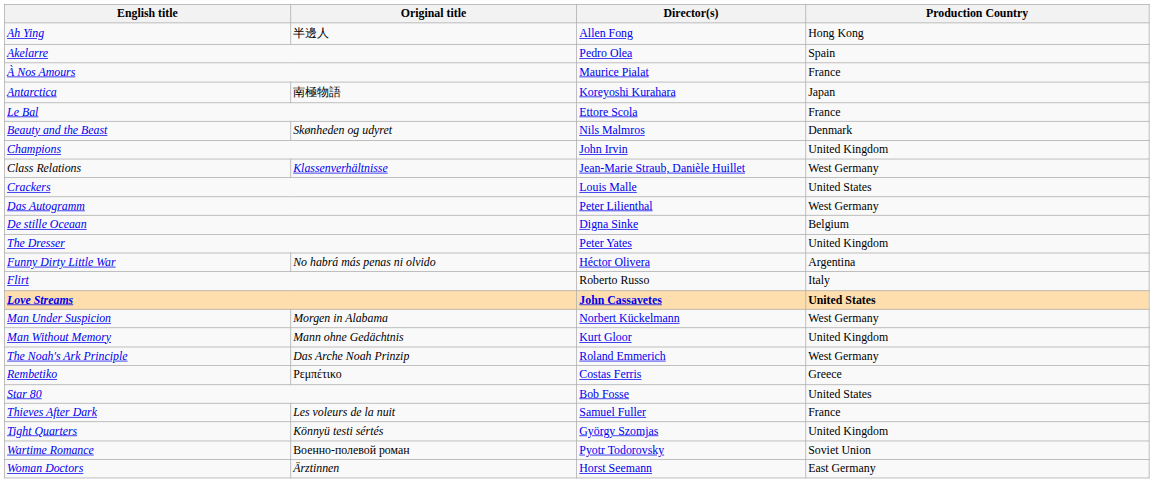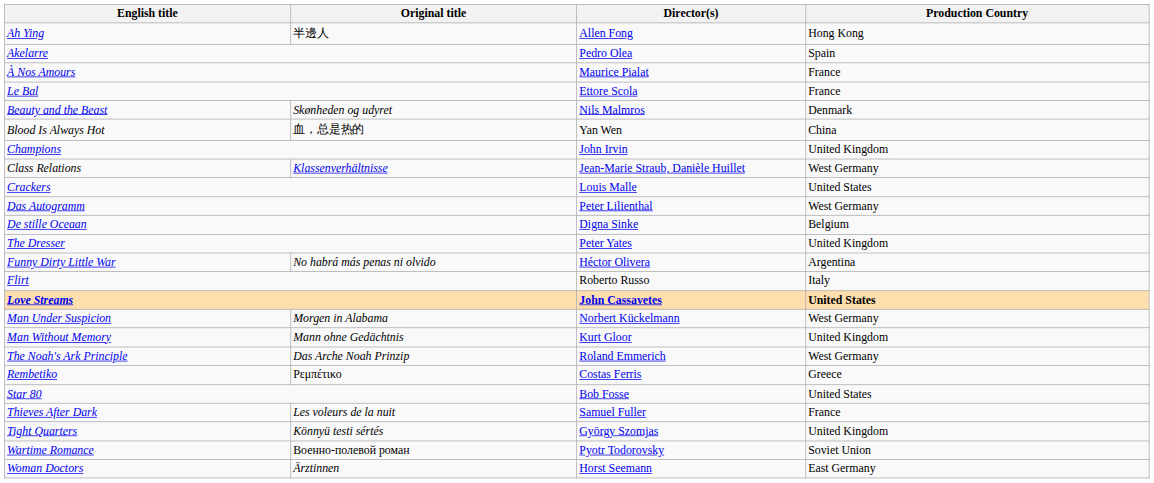- row: (32, 92)
+ row: (56, 129)
